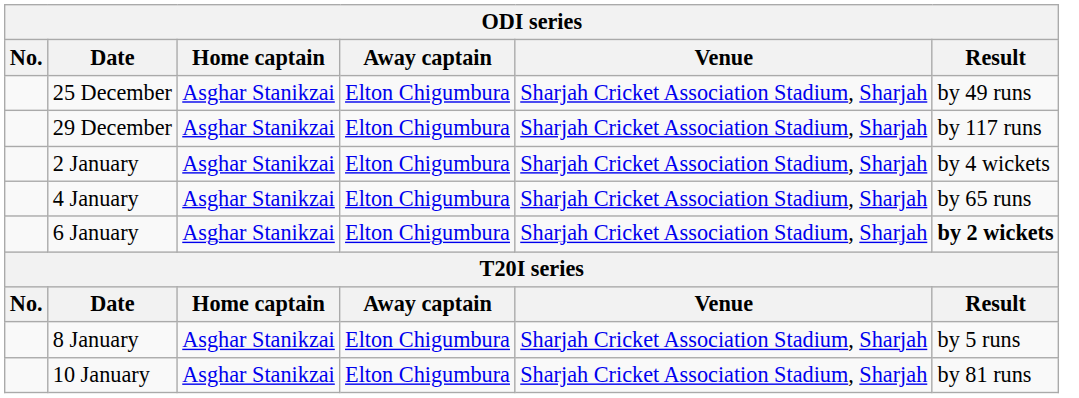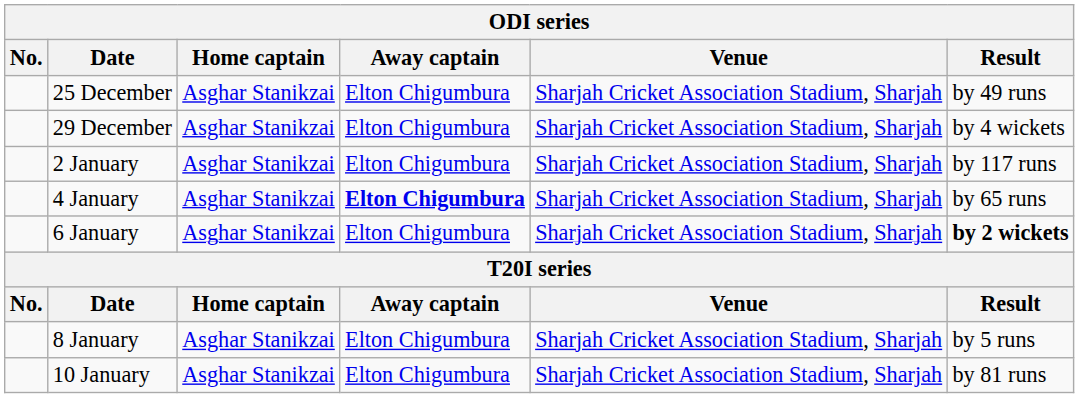(990, 127) by 117 runs -> (1009, 127) by 4 wickets
(994, 163) by 4 wickets -> (1005, 163) by 117 runs
(428, 198) normal -> (435, 198) bold
